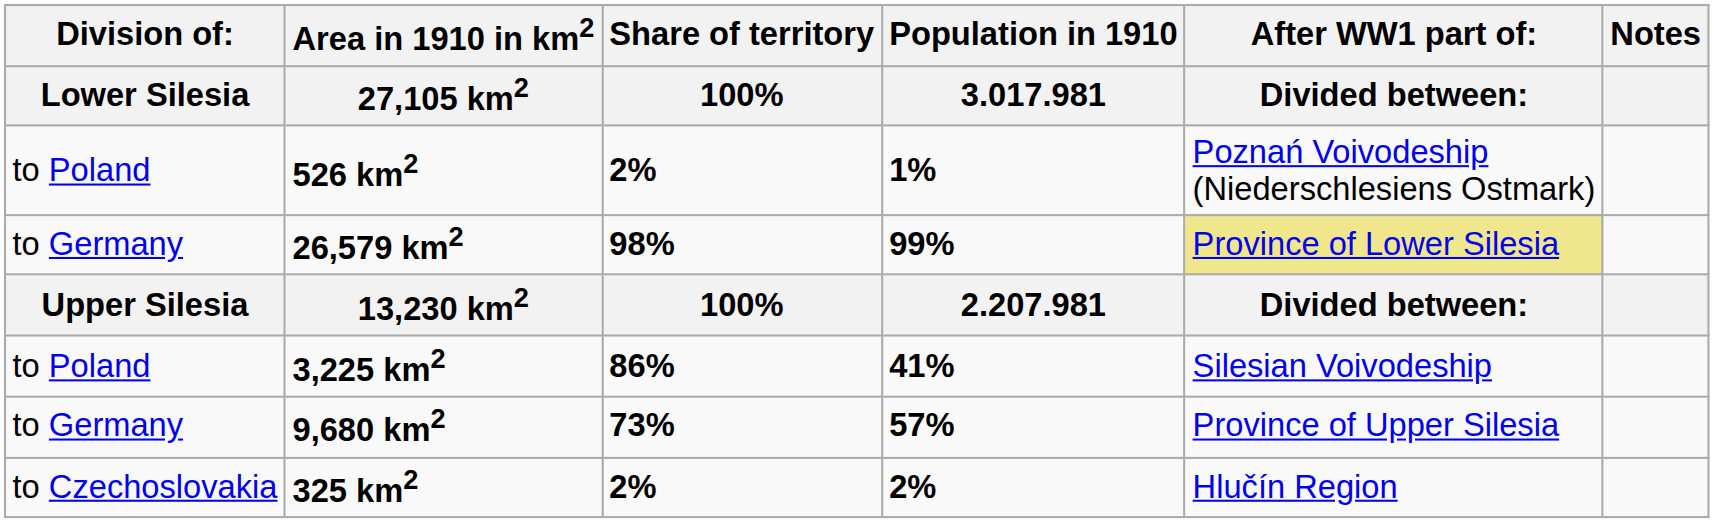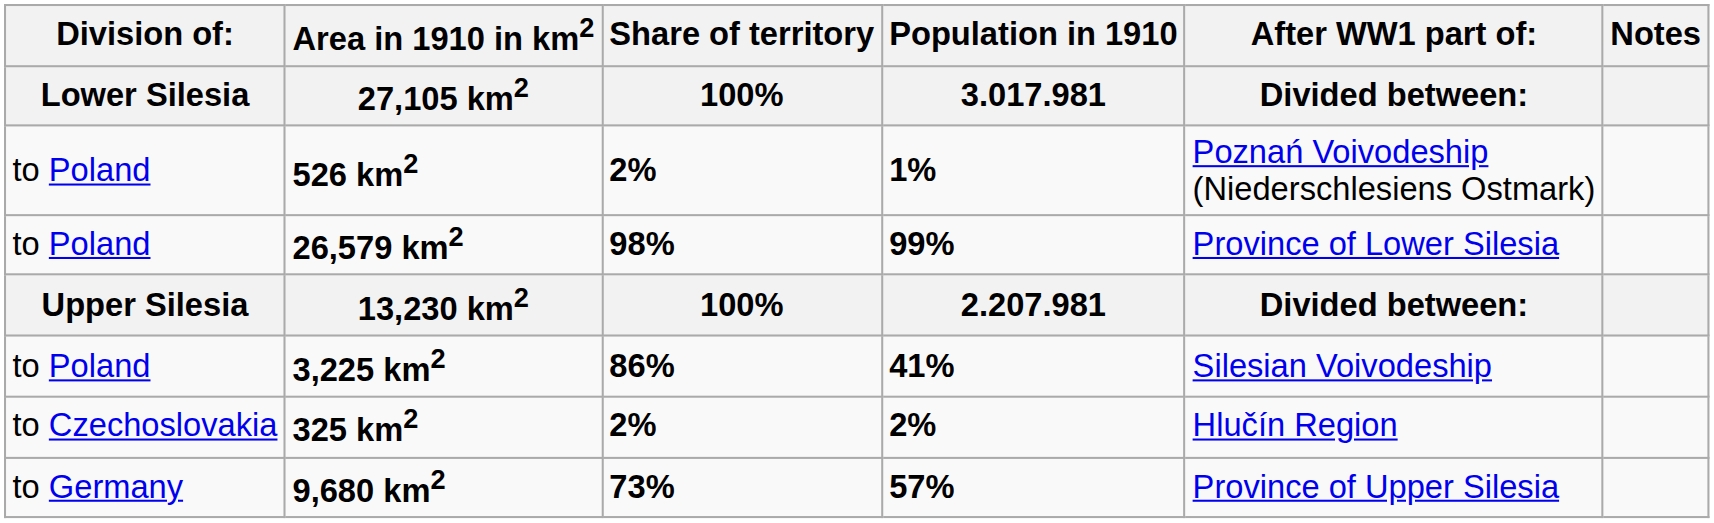(98, 244) to Germany -> (82, 244) to Poland
(1376, 244) khaki background -> (1376, 244) no background
rows swapped: (355, 486) <-> (369, 426)
